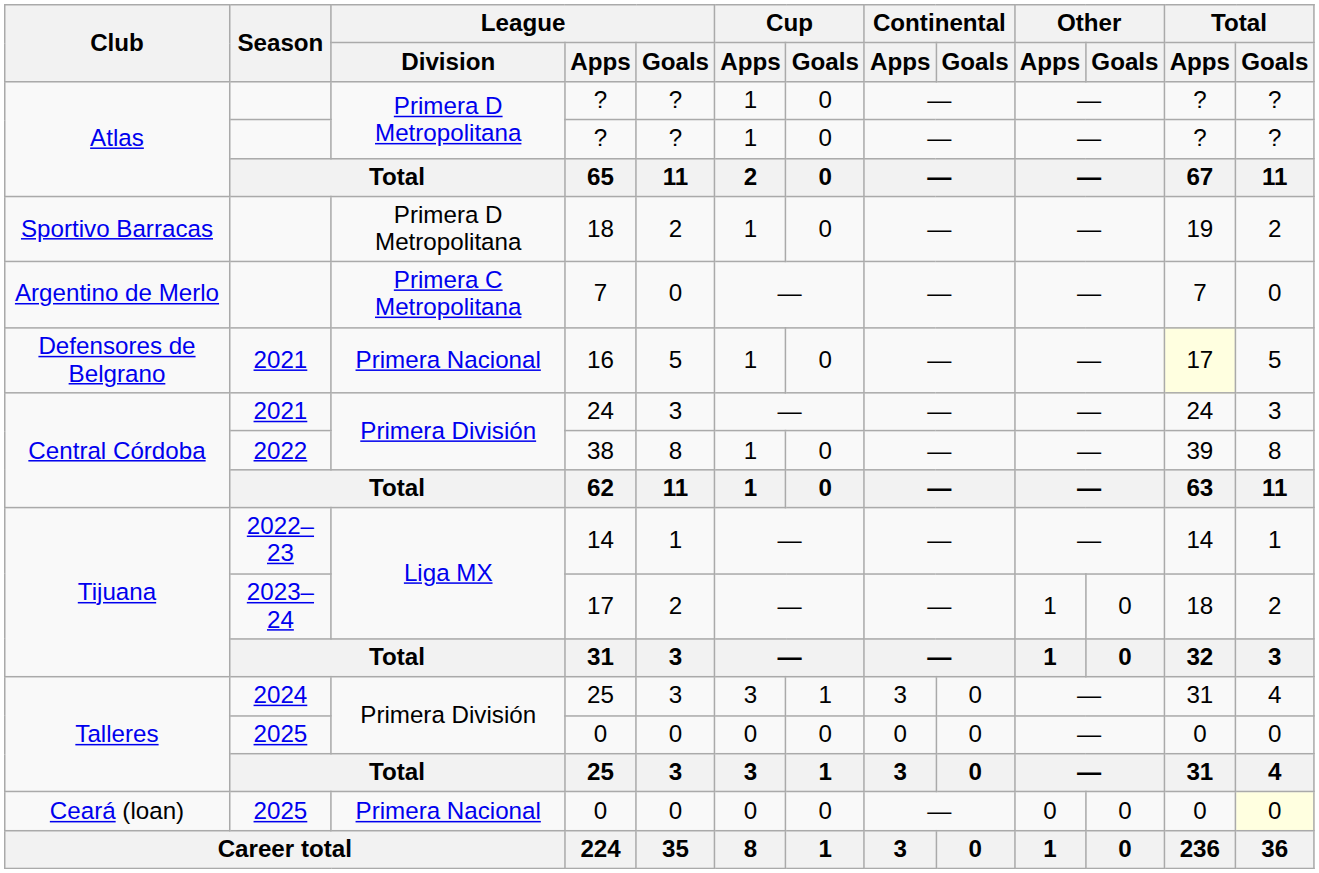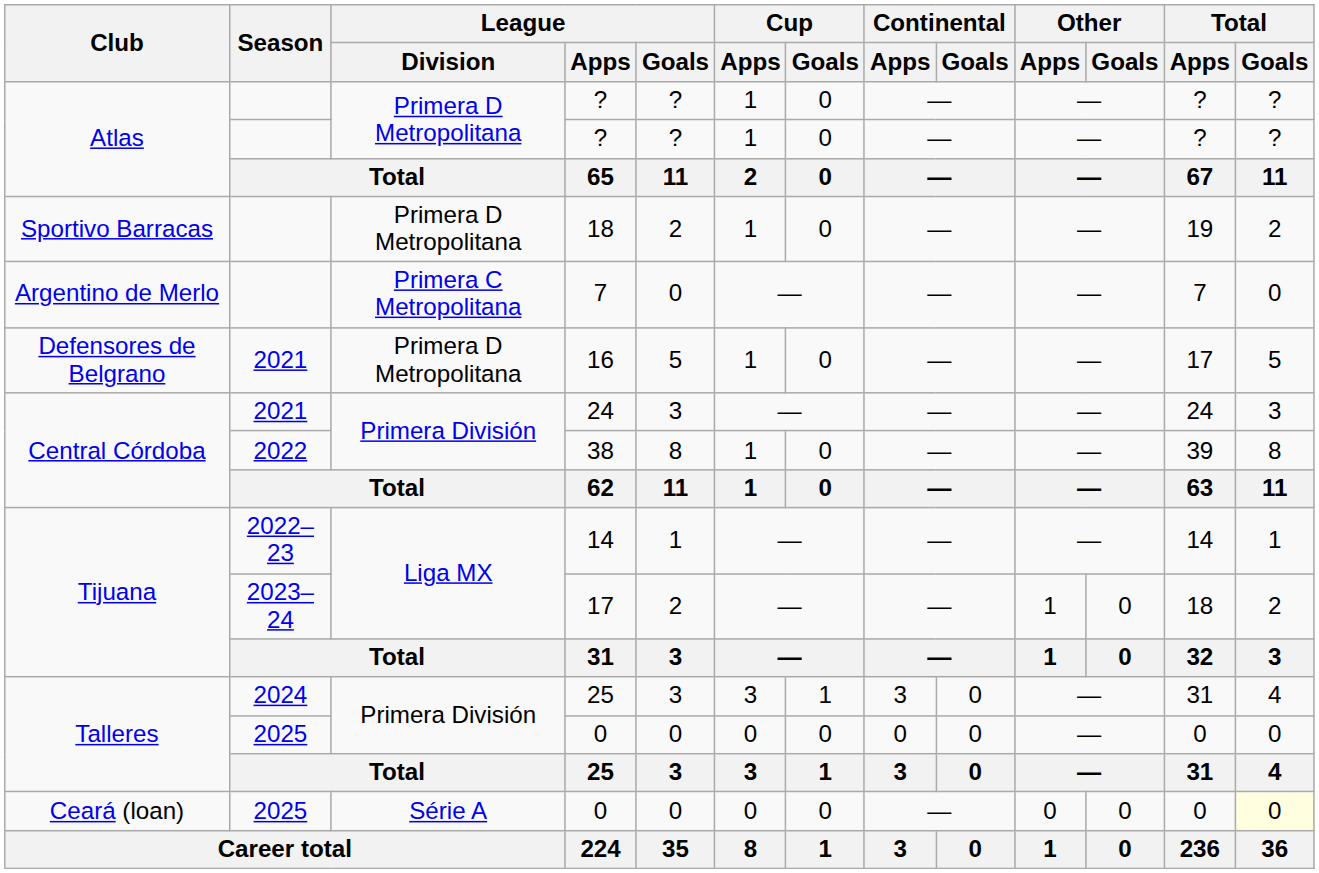(448, 359) Primera Nacional -> (448, 359) Primera D Metropolitana
(1200, 359) lightyellow background -> (1200, 359) no background
(448, 810) Primera Nacional -> (448, 810) Série A
